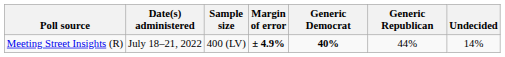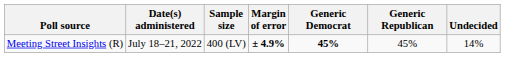(328, 43) 40% -> (328, 43) 45%
(407, 43) 44% -> (407, 43) 45%
